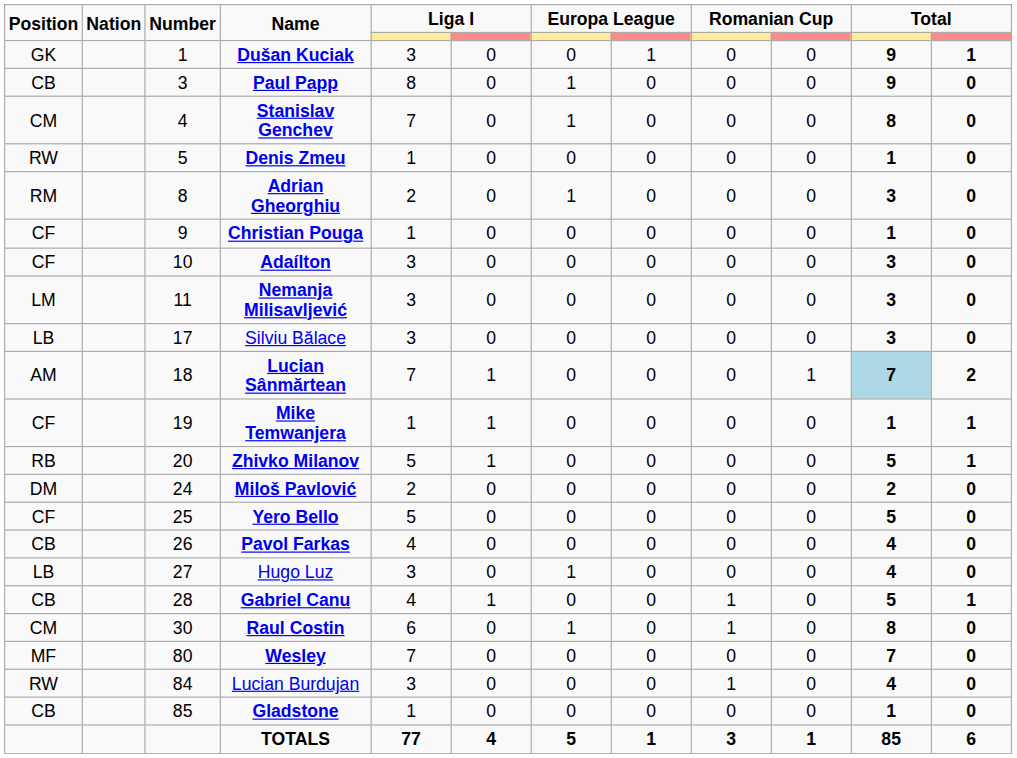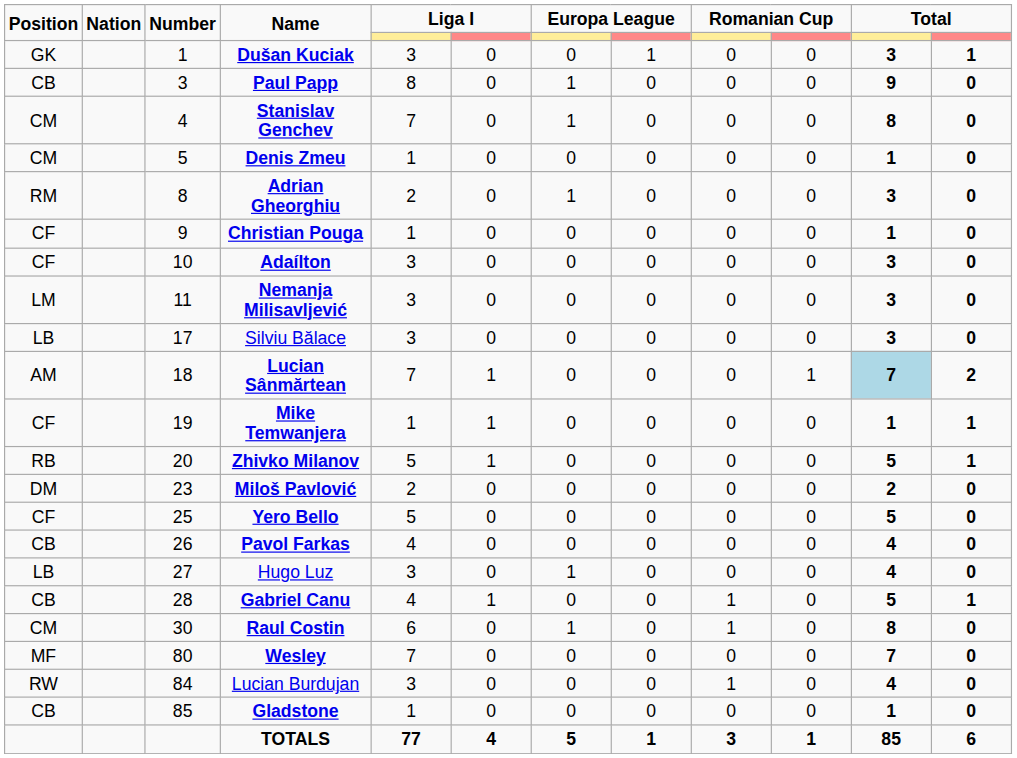(891, 55) 9 -> (891, 55) 3
(43, 158) RW -> (43, 158) CM
(183, 488) 24 -> (183, 488) 23
